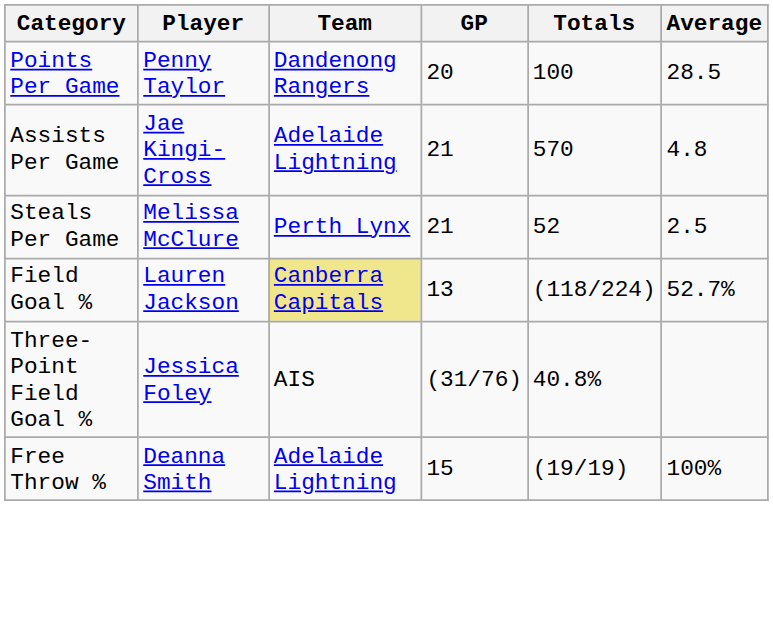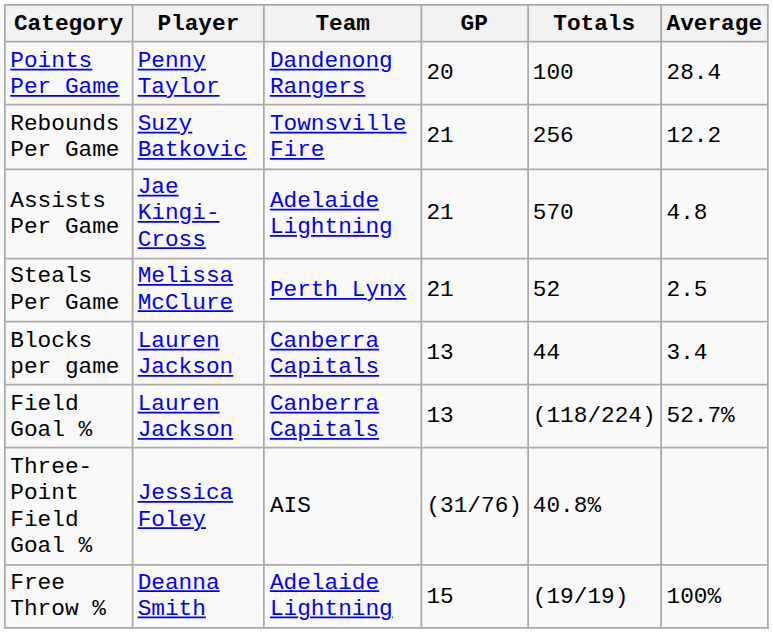(694, 74) 28.5 -> (694, 74) 28.4
+ row: (65, 137)
+ row: (65, 353)
(328, 290) khaki background -> (325, 417) no background
